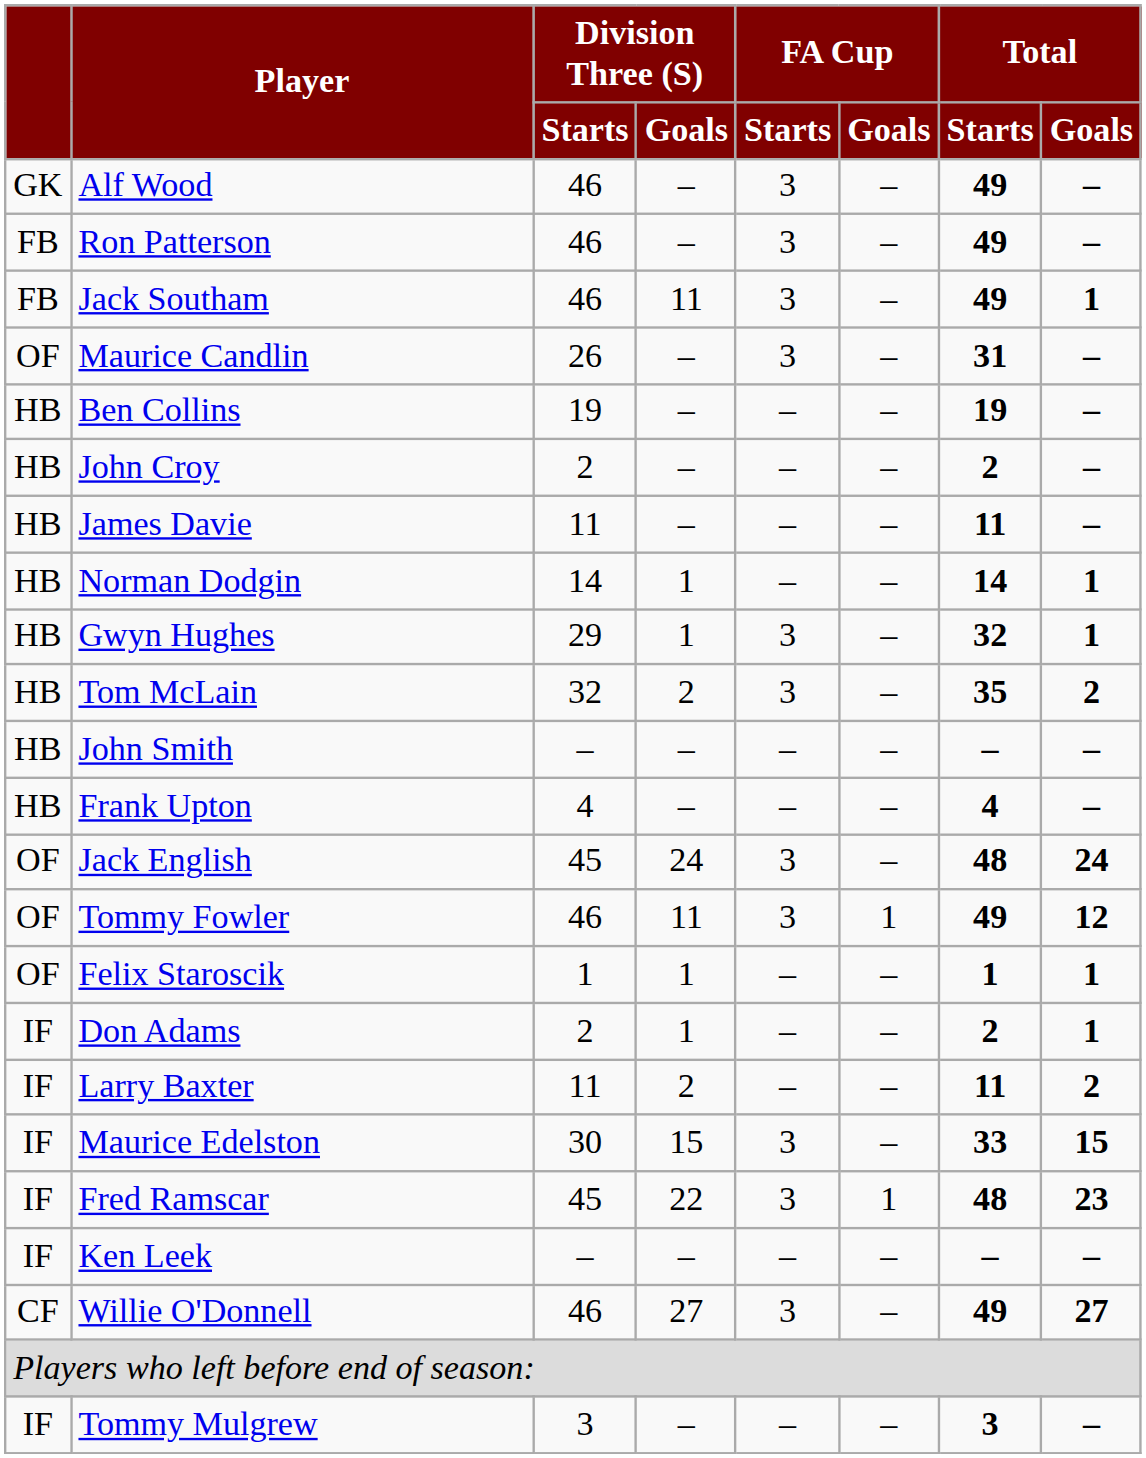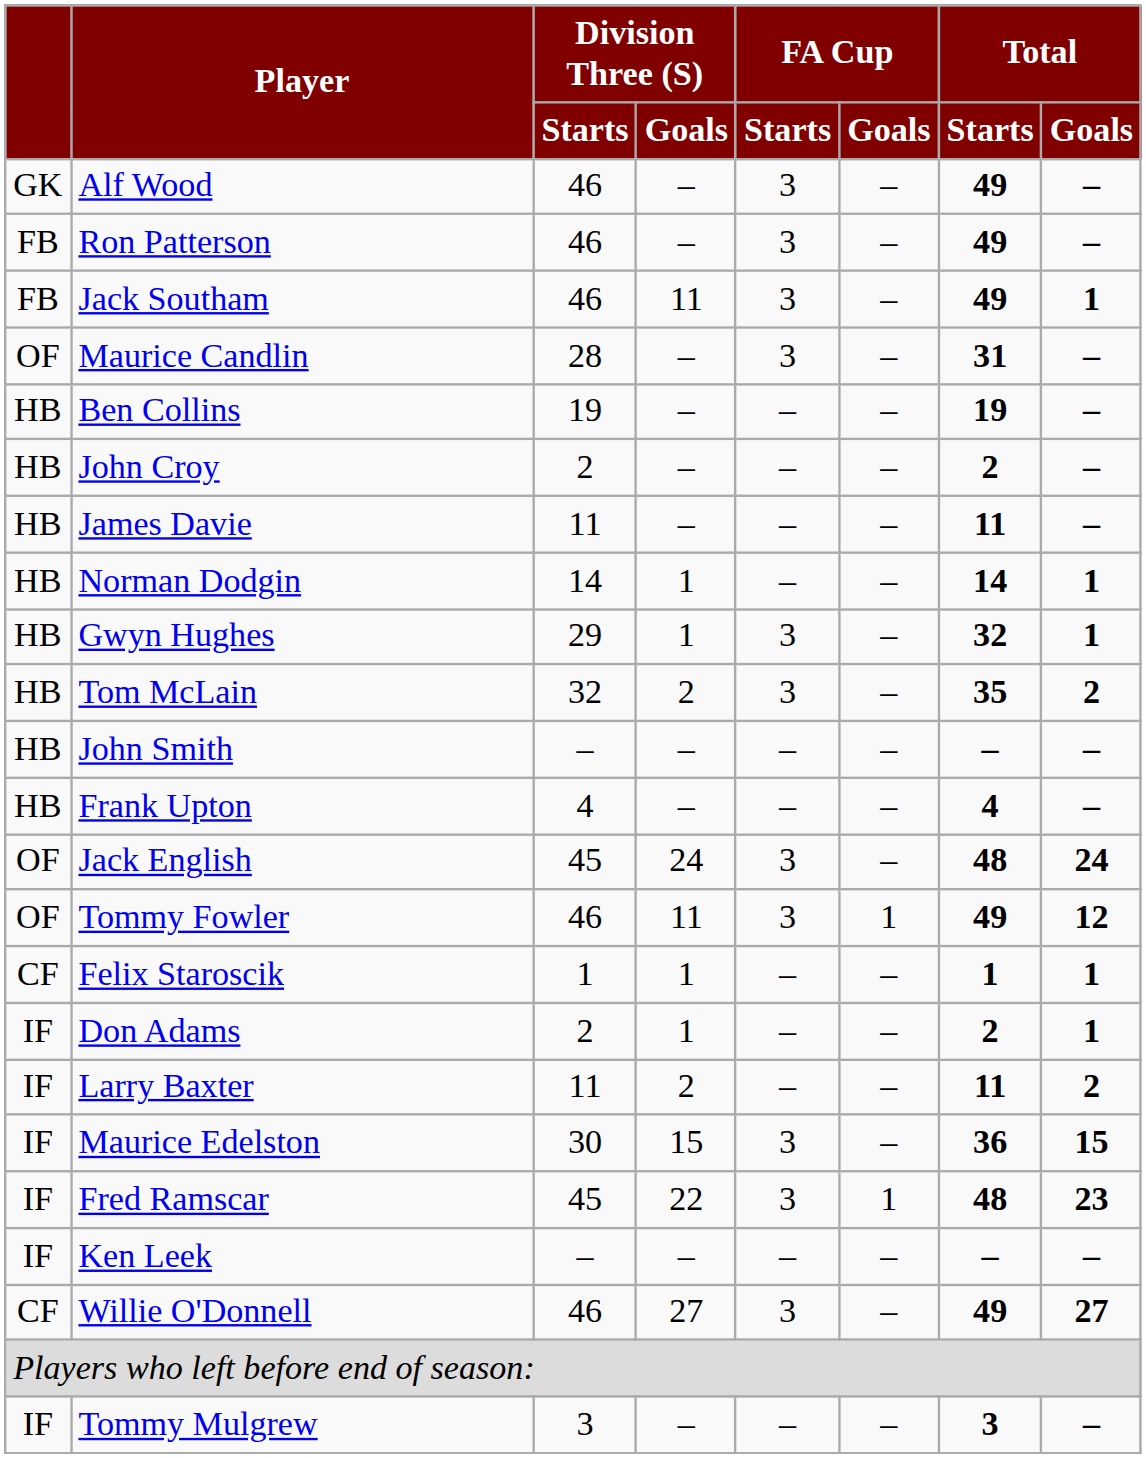(585, 354) 26 -> (585, 354) 28
(38, 973) OF -> (38, 973) CF
(990, 1142) 33 -> (990, 1142) 36
